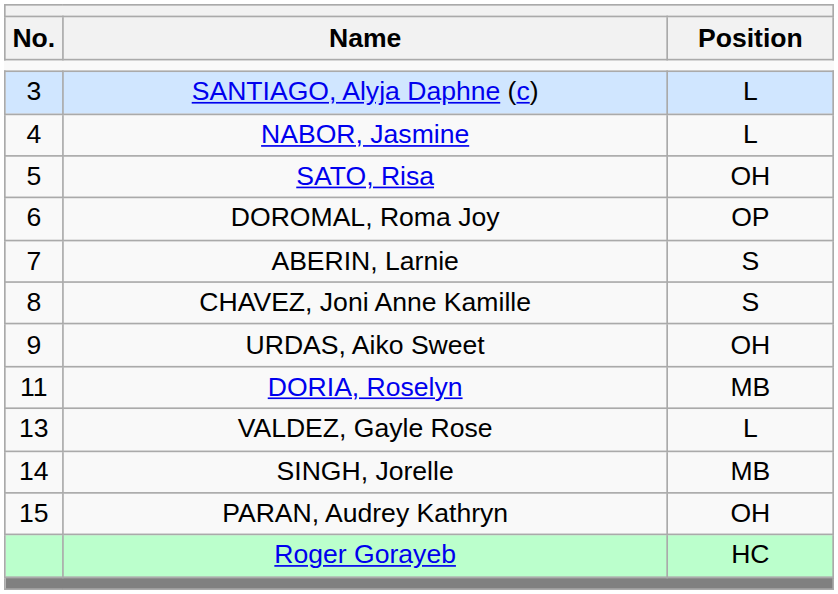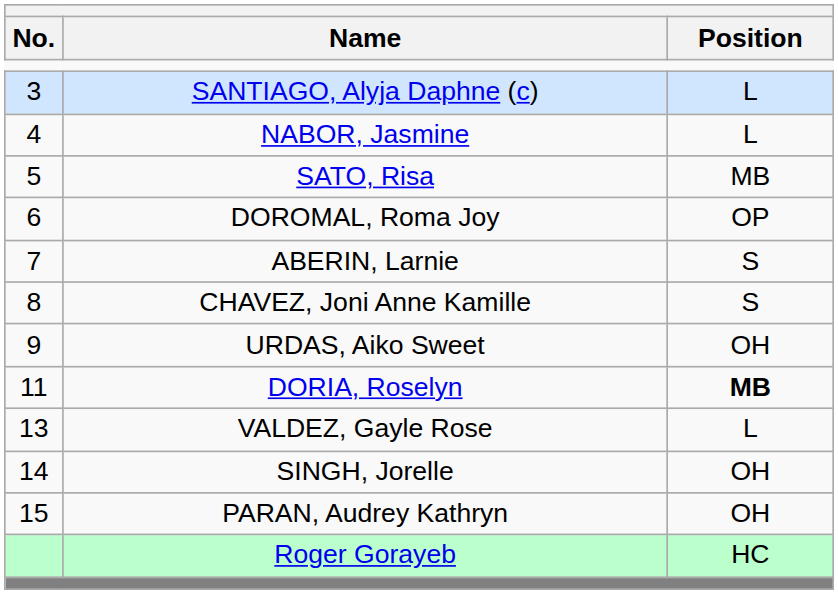(750, 176) OH -> (750, 176) MB
(750, 387) normal -> (750, 387) bold
(750, 471) MB -> (750, 471) OH
